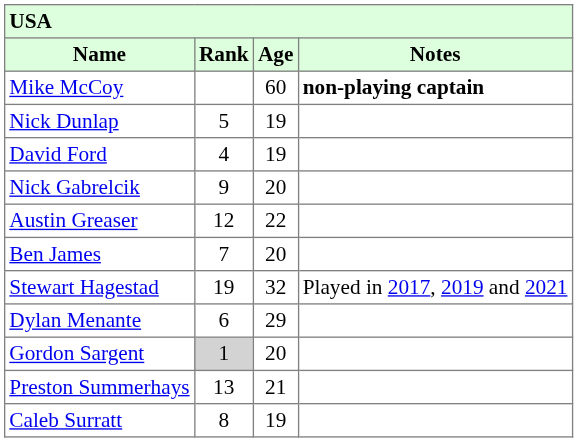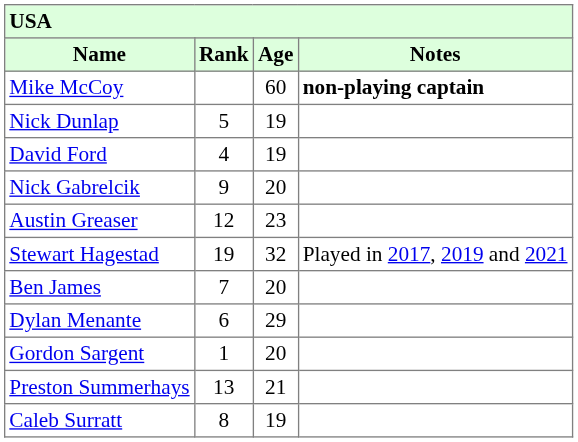(276, 220) 22 -> (276, 220) 23
rows swapped: (84, 287) <-> (55, 253)
(224, 353) lightgrey background -> (224, 353) no background
